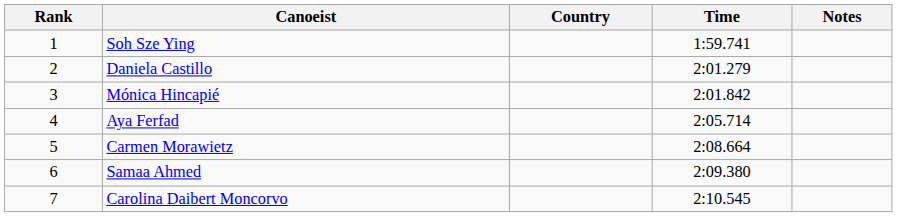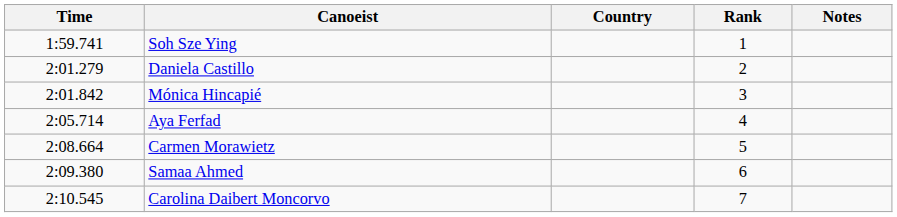columns swapped: (54, 17) <-> (722, 17)
